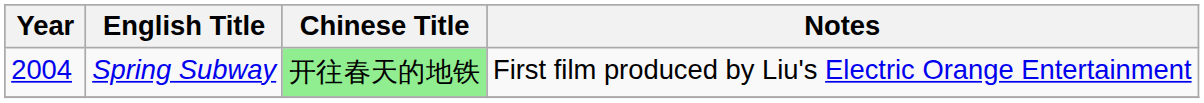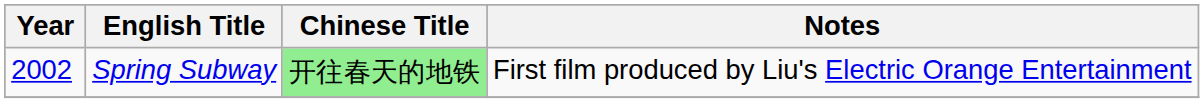(42, 69) 2004 -> (42, 69) 2002
